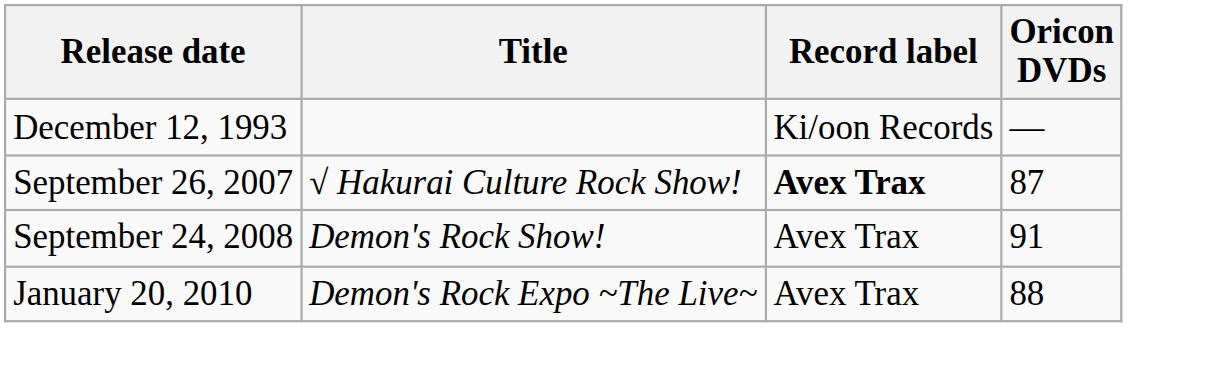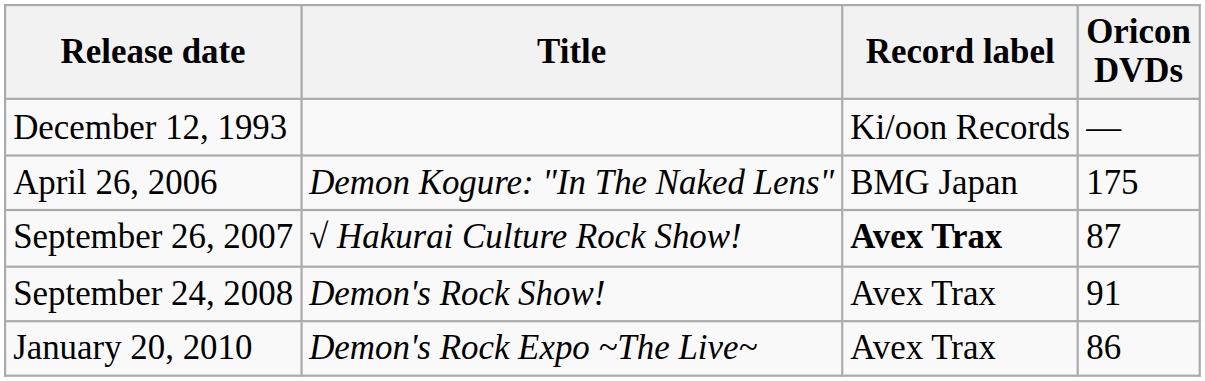+ row: (115, 182)
(1027, 292) 88 -> (1104, 347) 86
